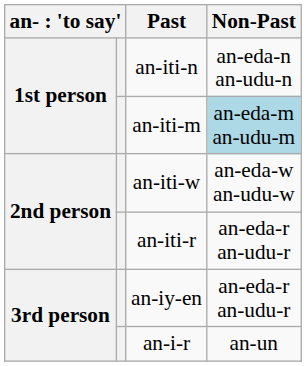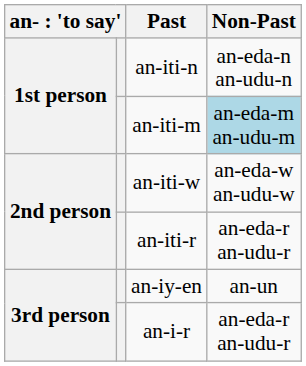(254, 297) an-eda-r an-udu-r -> (254, 285) an-un
(254, 343) an-un -> (254, 331) an-eda-r an-udu-r
